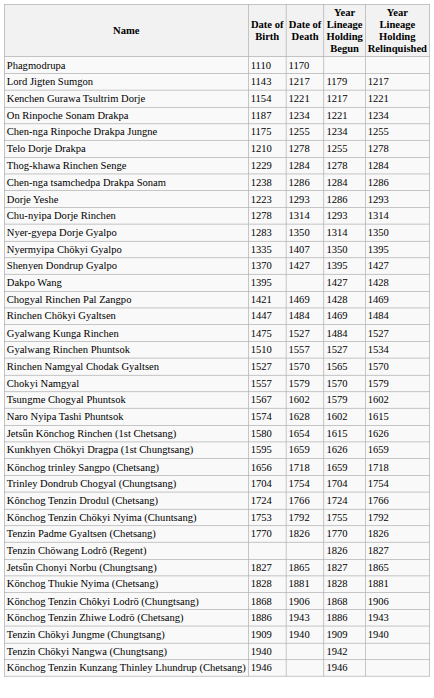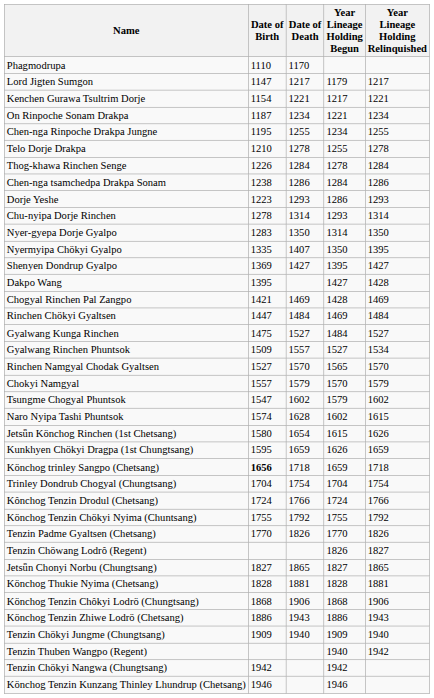(261, 82) 1143 -> (261, 82) 1147
(261, 132) 1175 -> (261, 132) 1195
(261, 165) 1229 -> (261, 165) 1226
(261, 266) 1370 -> (261, 266) 1369
(261, 349) 1510 -> (261, 349) 1509
(261, 400) 1567 -> (261, 400) 1547
(261, 467) normal -> (261, 467) bold
(261, 517) 1753 -> (261, 517) 1755
+ row: (77, 651)
(261, 651) 1940 -> (261, 668) 1942
